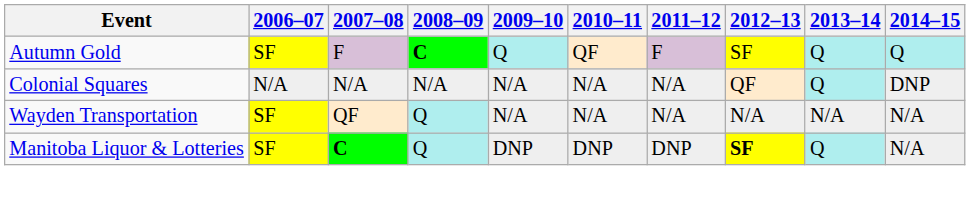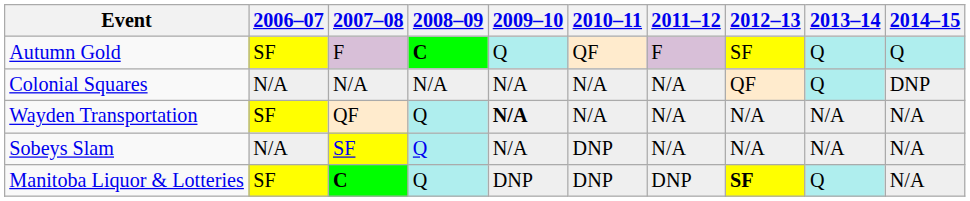(510, 116) normal -> (510, 116) bold
+ row: (62, 148)
